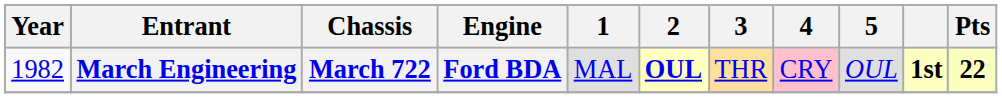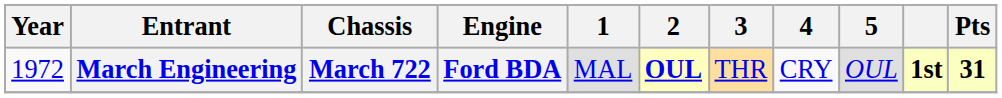(38, 69) 1982 -> (38, 69) 1972
(806, 69) pink background -> (806, 69) no background
(973, 69) 22 -> (973, 69) 31
